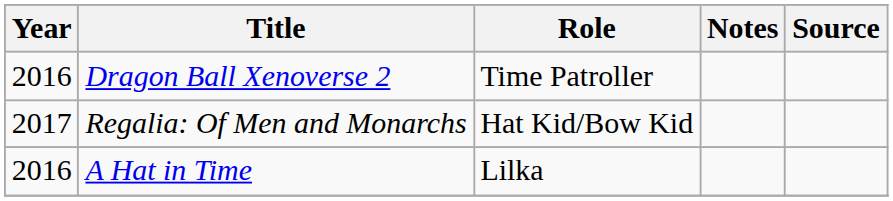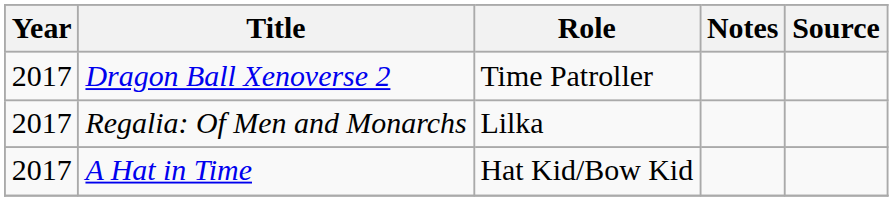(42, 75) 2016 -> (42, 75) 2017
(587, 123) Hat Kid/Bow Kid -> (512, 123) Lilka
(42, 170) 2016 -> (42, 170) 2017
(512, 170) Lilka -> (587, 170) Hat Kid/Bow Kid
